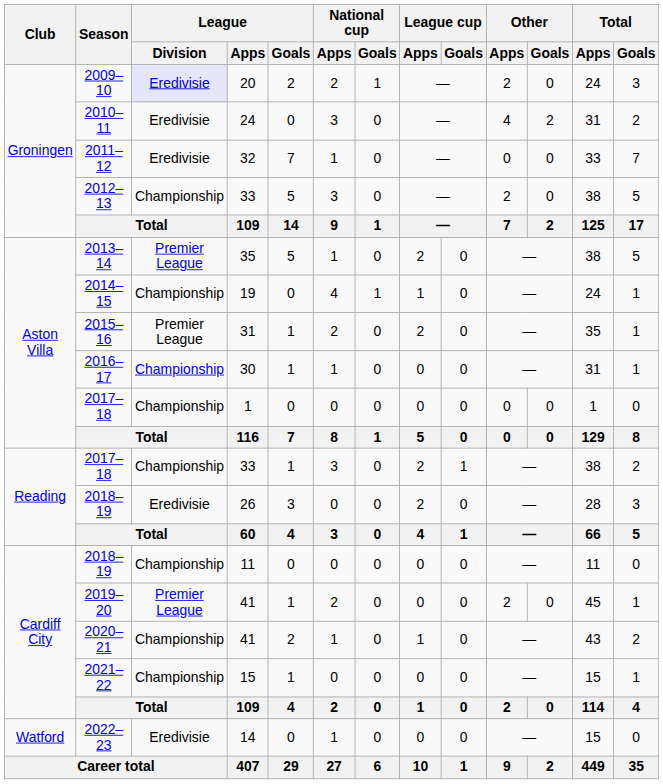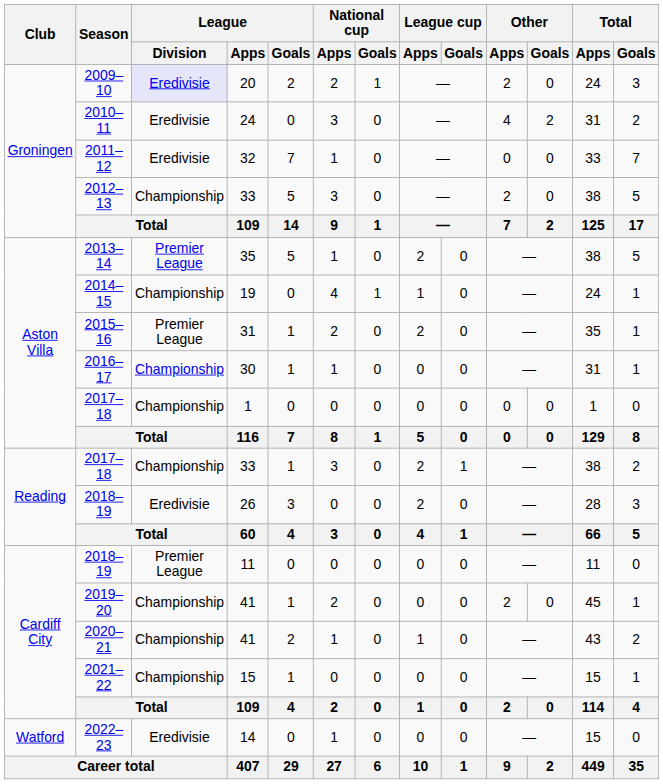(179, 564) Championship -> (179, 564) Premier League
(179, 602) Premier League -> (179, 602) Championship
